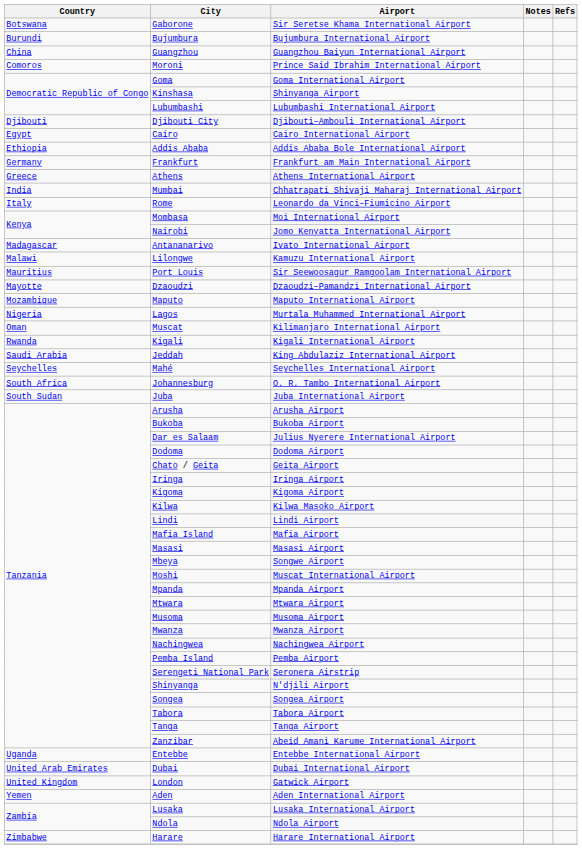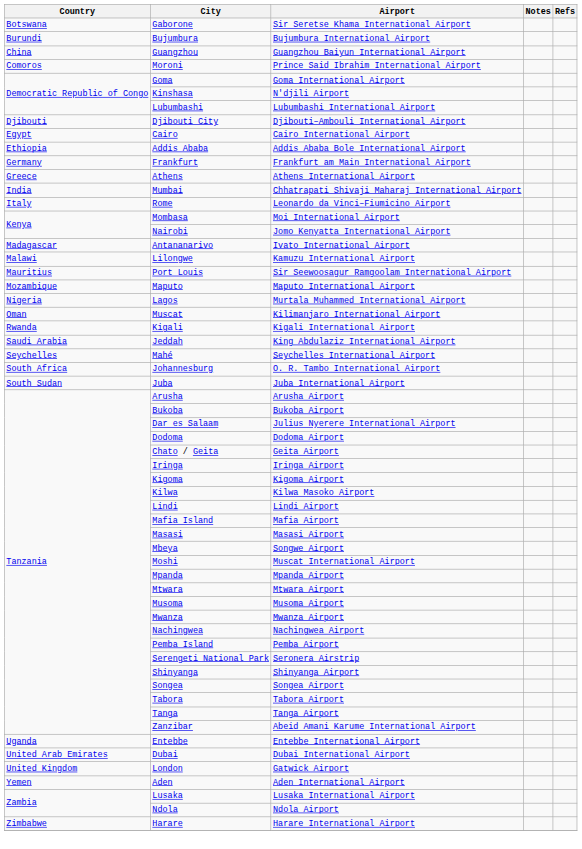(316, 94) Shinyanga Airport -> (311, 94) N'djili Airport
- row: (173, 287)
(311, 686) N'djili Airport -> (316, 672) Shinyanga Airport
